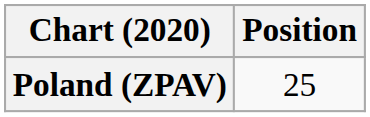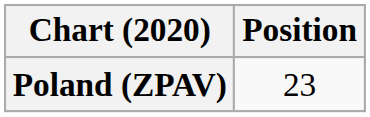(300, 83) 25 -> (300, 83) 23
